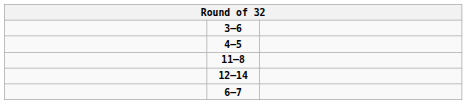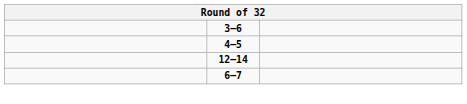- row: (233, 60)
